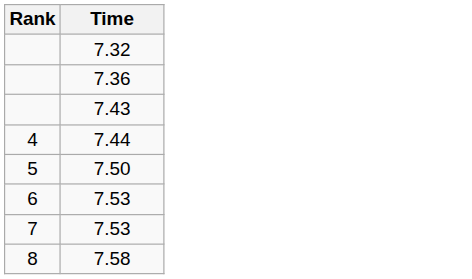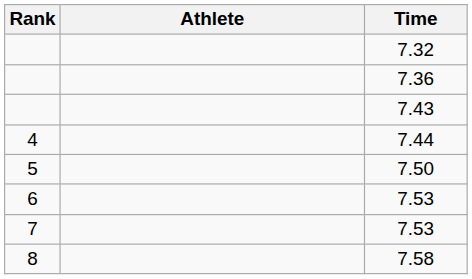+ column: (212, 19)
